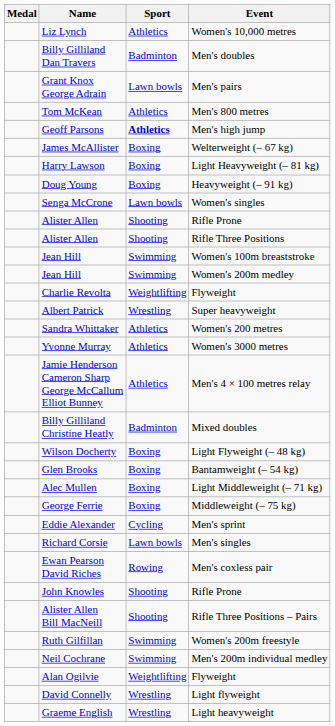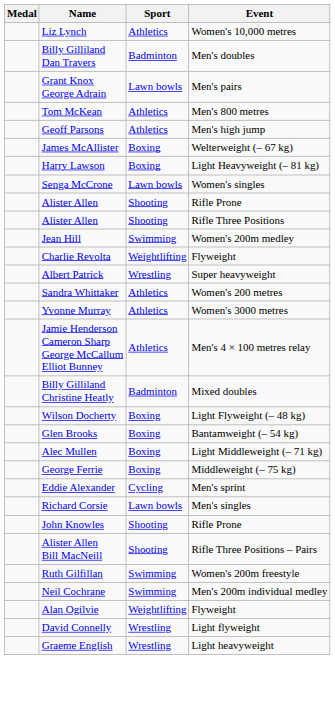(149, 129) bold -> (148, 129) normal
- row: (69, 183)
- row: (61, 256)
- row: (73, 567)
